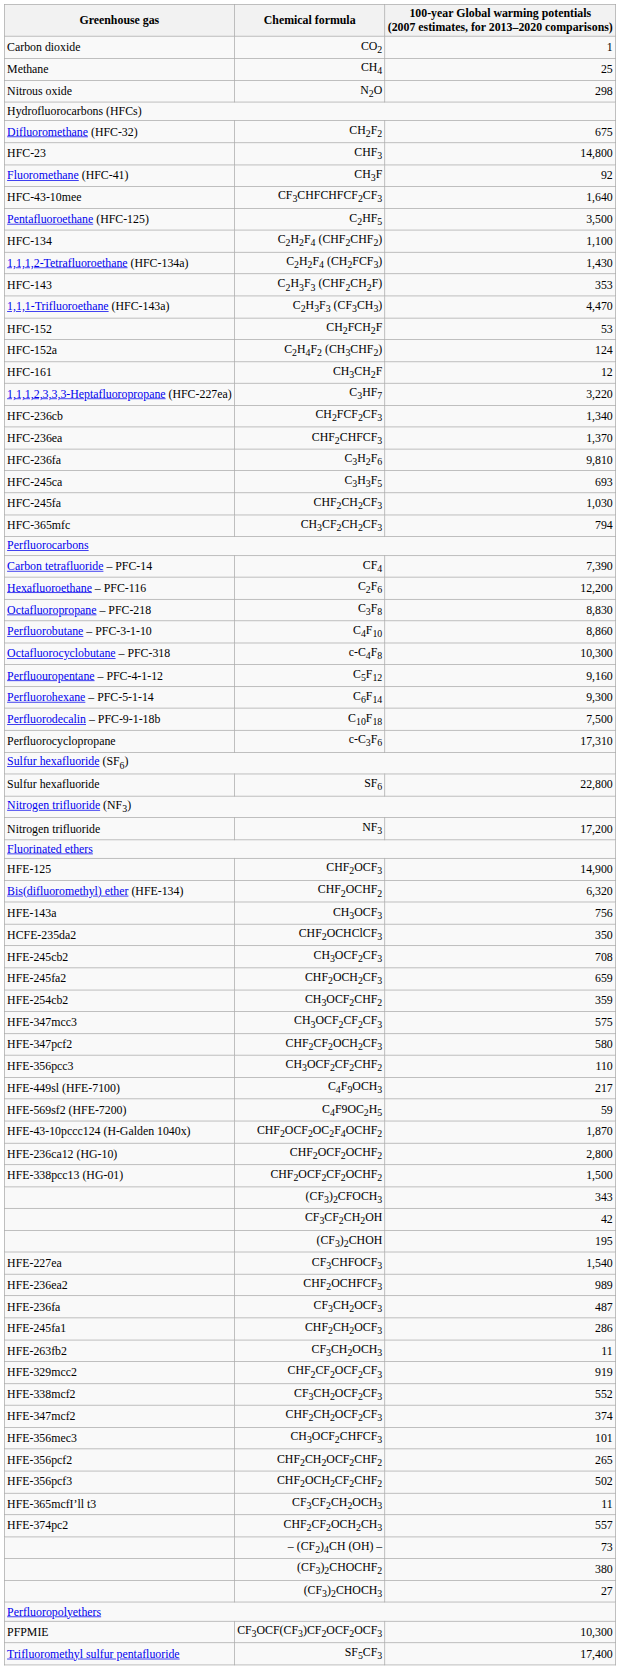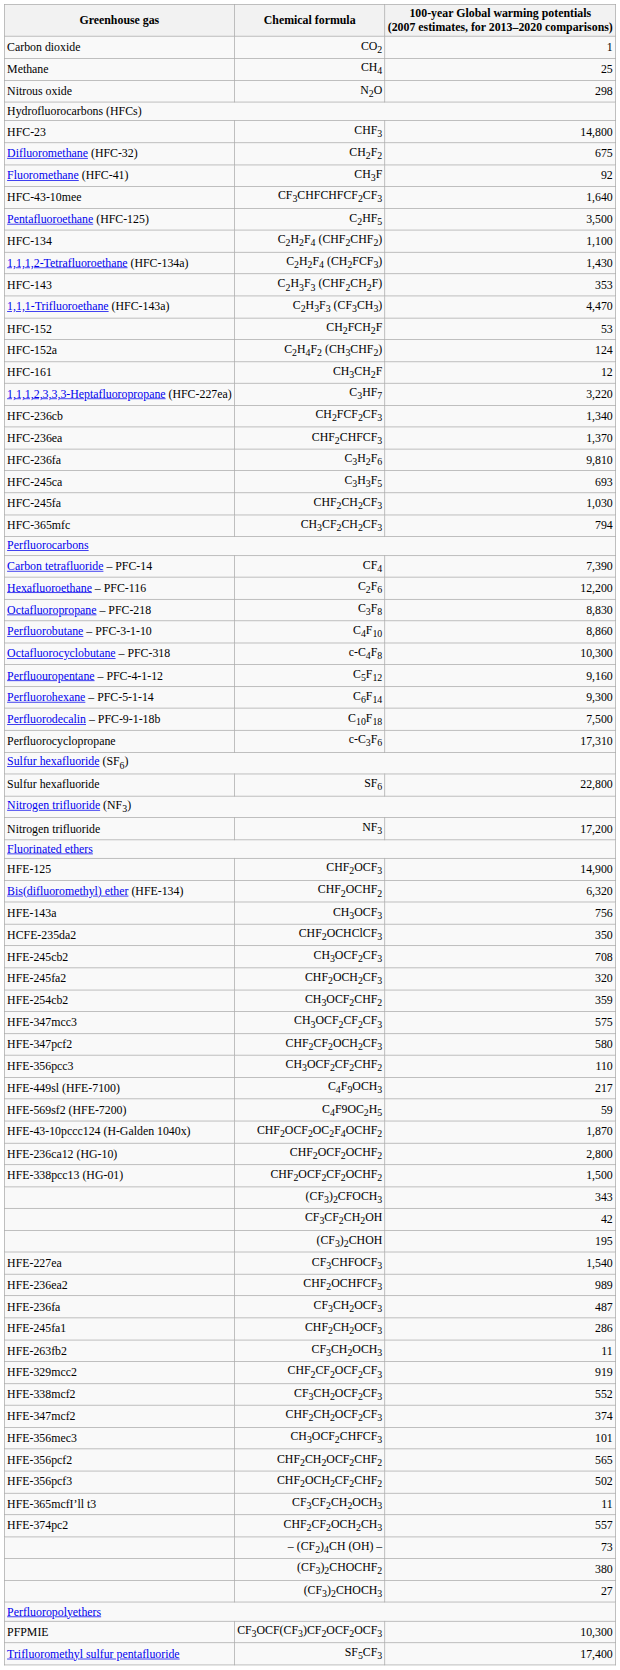rows swapped: (368, 153) <-> (366, 131)
(604, 978) 659 -> (604, 978) 320
(604, 1460) 265 -> (604, 1460) 565
